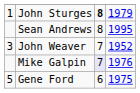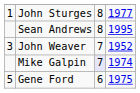(100, 13) bold -> (100, 13) normal
(120, 13) 1979 -> (120, 13) 1977
(120, 63) 1976 -> (120, 63) 1974
